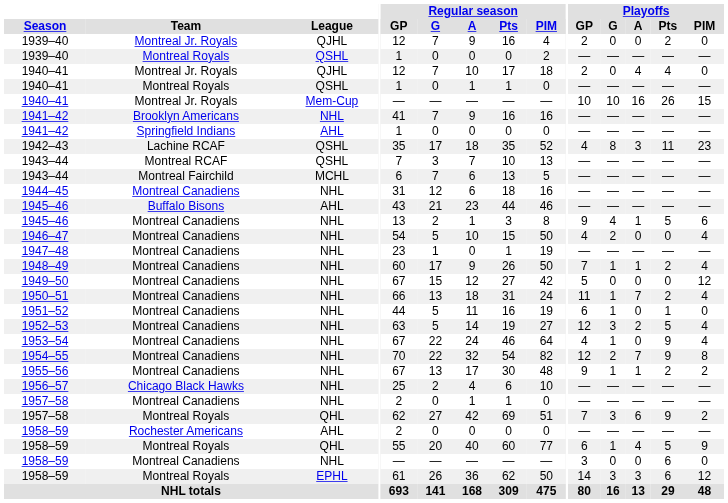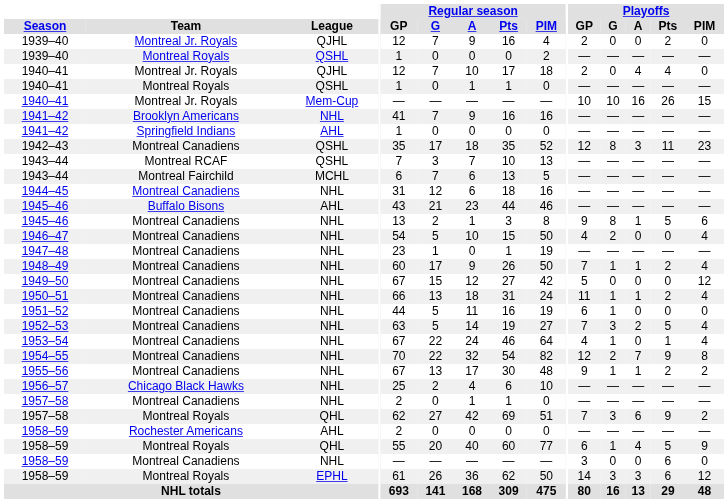(186, 146) Lachine RCAF -> (186, 146) Montreal Canadiens
(584, 146) 4 -> (584, 146) 12
(613, 221) 4 -> (613, 221) 8
(638, 296) 7 -> (638, 296) 1
(668, 311) 1 -> (668, 311) 0
(584, 326) 12 -> (584, 326) 7
(668, 341) 9 -> (668, 341) 1
